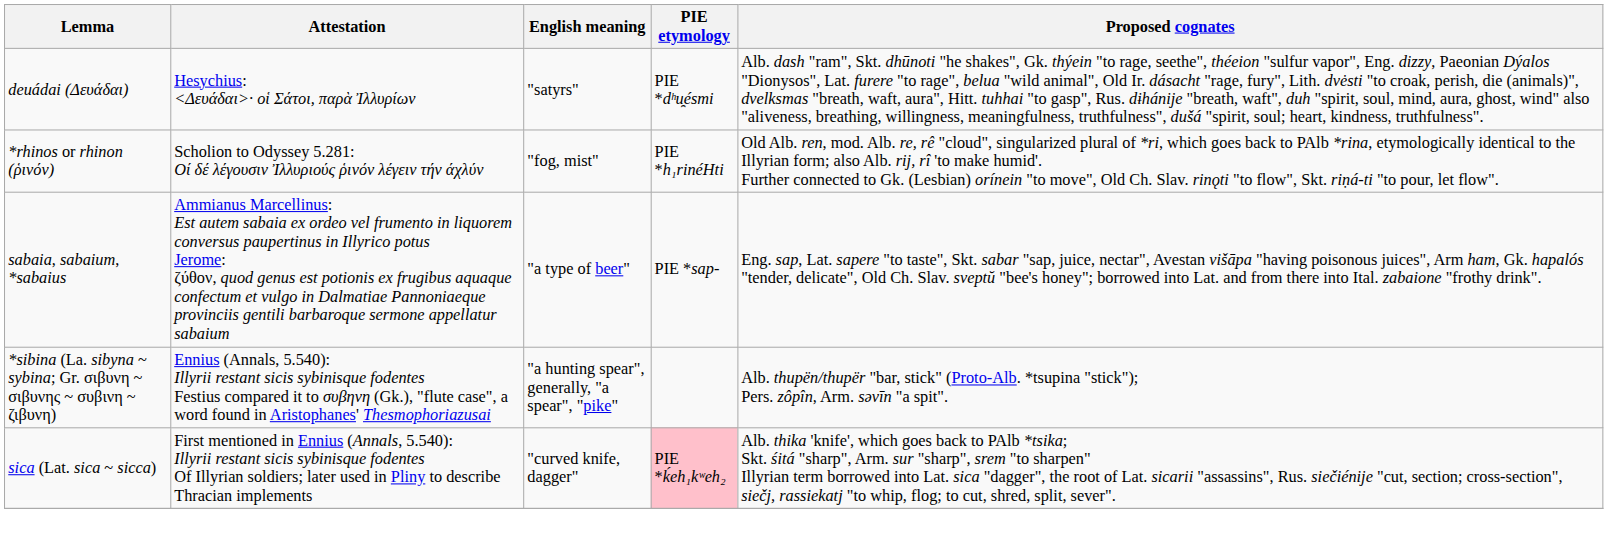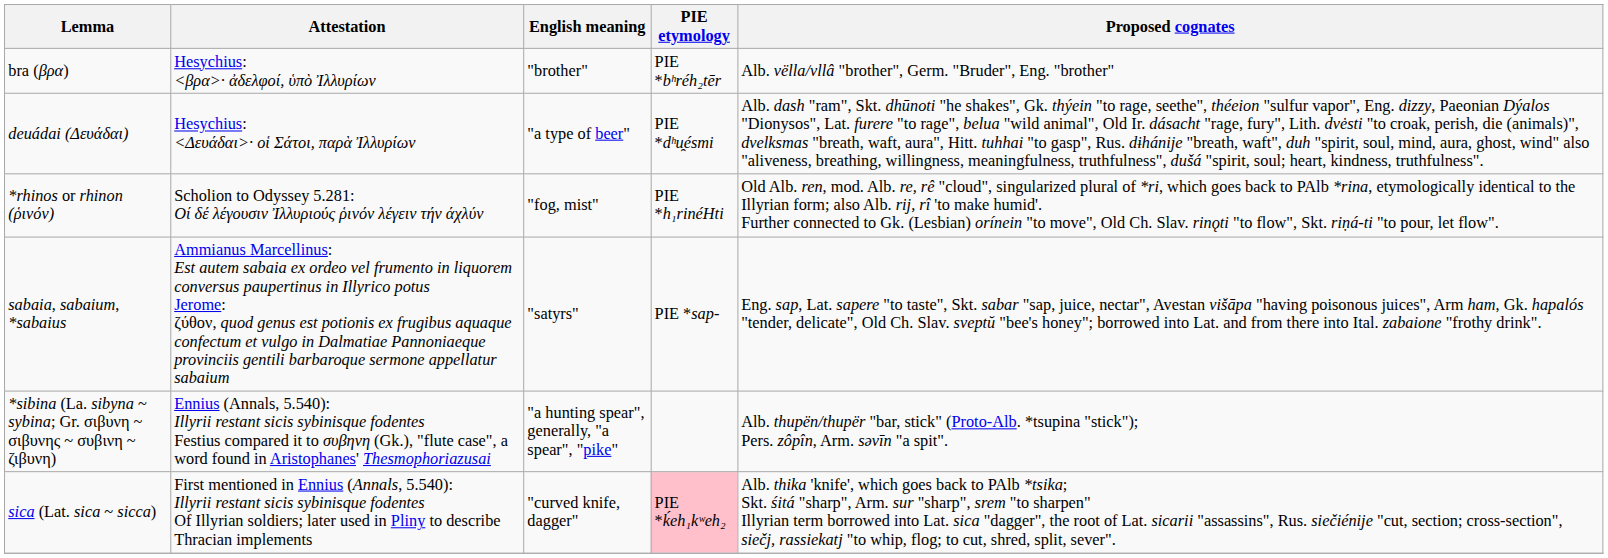+ row: (38, 70)
(553, 89) "satyrs" -> (579, 133) "a type of beer"
(579, 269) "a type of beer" -> (553, 313) "satyrs"
